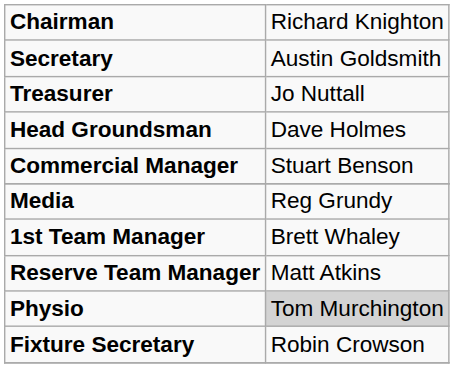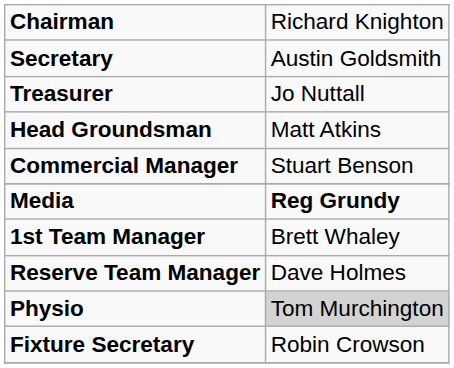(338, 129) Dave Holmes -> (326, 129) Matt Atkins
(332, 201) normal -> (335, 201) bold
(326, 272) Matt Atkins -> (338, 272) Dave Holmes
